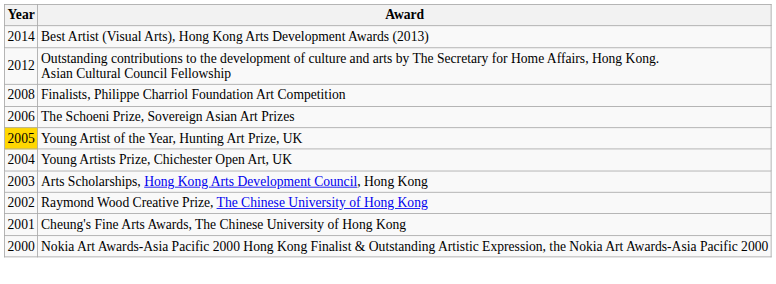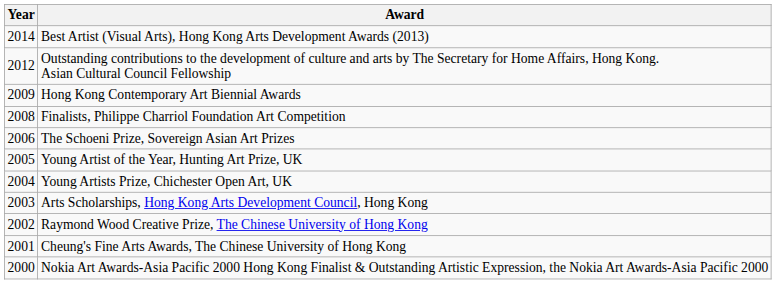+ row: (171, 95)
(21, 138) gold background -> (21, 159) no background
